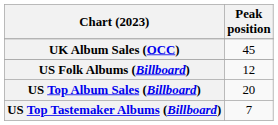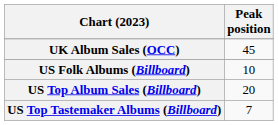(249, 69) 12 -> (249, 69) 10
